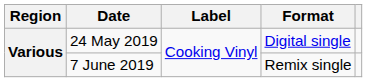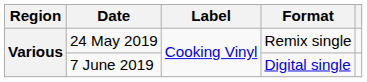(308, 40) Digital single -> (308, 40) Remix single
(308, 64) Remix single -> (308, 64) Digital single
